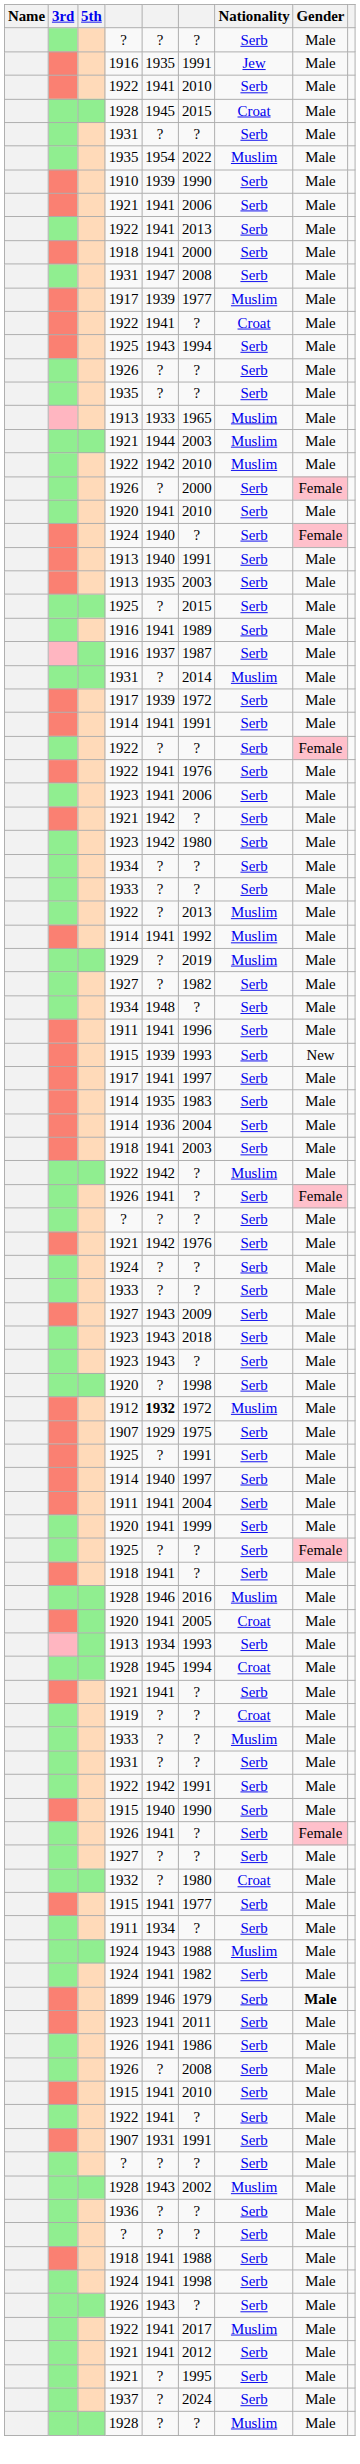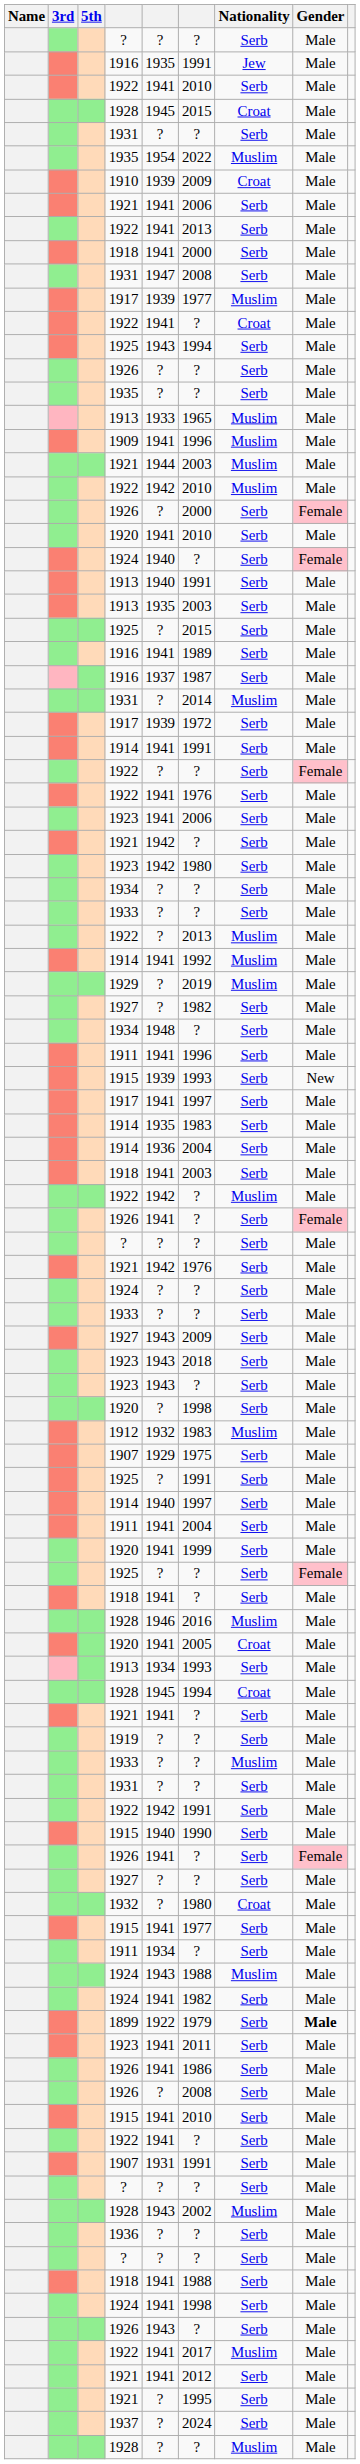(197, 181) 1990 -> (197, 181) 2009
(254, 181) Serb -> (254, 181) Croat
+ row: (26, 441)
(160, 1408) bold -> (160, 1432) normal
(197, 1408) 1972 -> (197, 1432) 1983
(254, 1715) Croat -> (254, 1739) Serb
(160, 1998) 1946 -> (160, 2022) 1922
